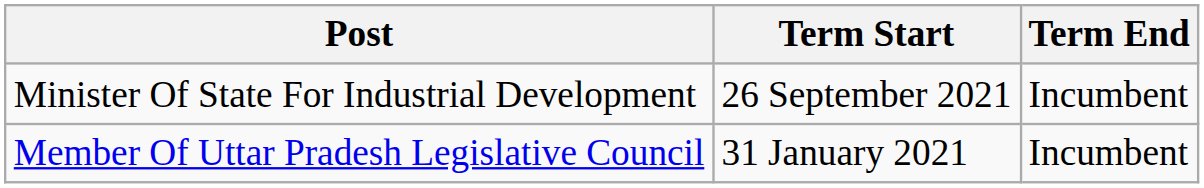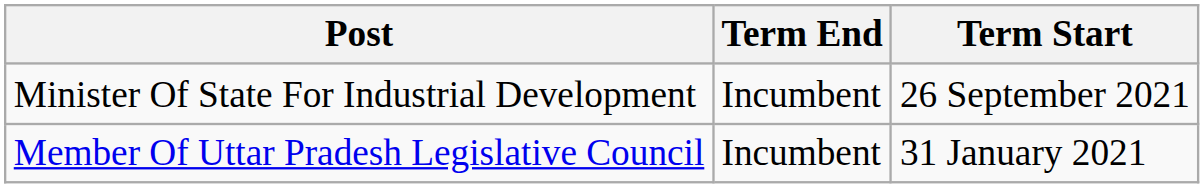columns swapped: (866, 34) <-> (1109, 34)
